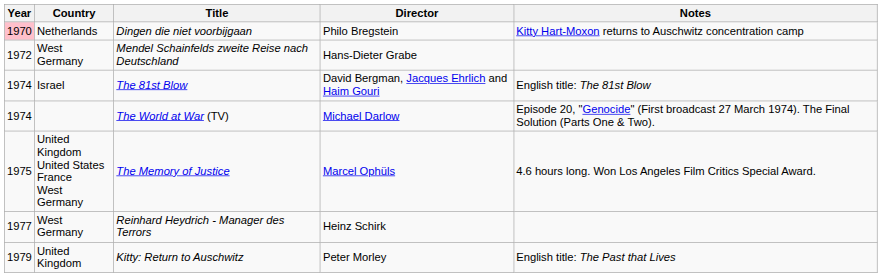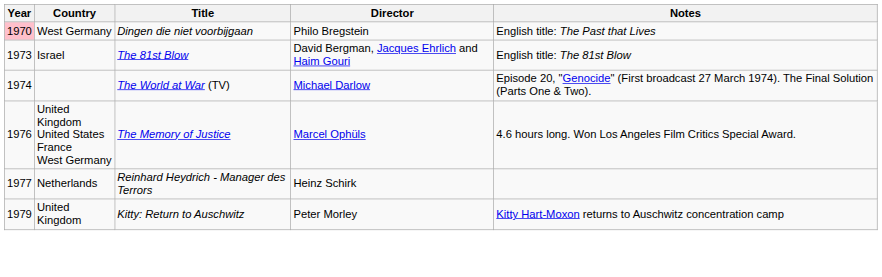(67, 31) Netherlands -> (74, 31) West Germany
(660, 31) Kitty Hart-Moxon returns to Auschwitz concentration camp -> (576, 31) English title: The Past that Lives
- row: (212, 55)
(19, 85) 1974 -> (19, 55) 1973
(19, 171) 1975 -> (19, 134) 1976
(60, 227) West Germany -> (67, 184) Netherlands
(596, 257) English title: The Past that Lives -> (640, 214) Kitty Hart-Moxon returns to Auschwitz concentration camp
